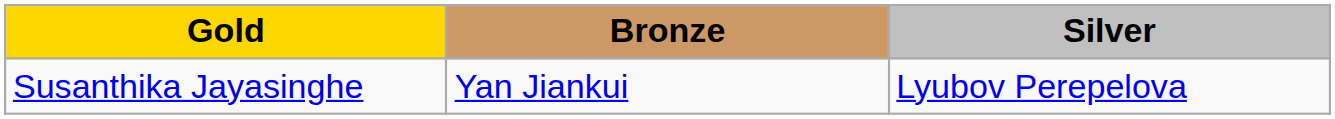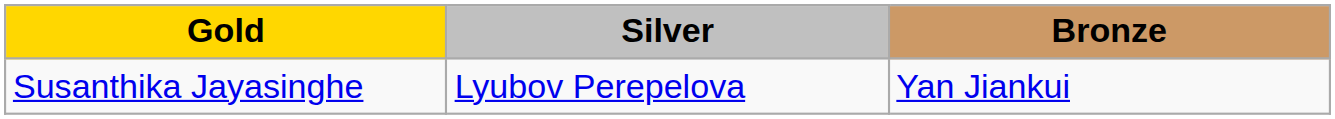columns swapped: (1109, 31) <-> (668, 31)
